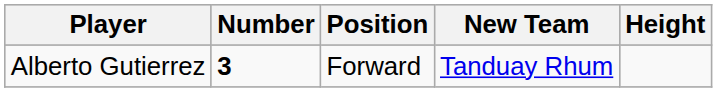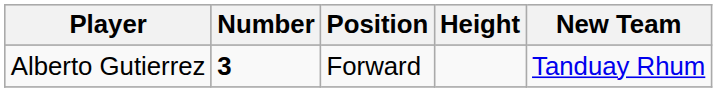columns swapped: (665, 24) <-> (527, 24)
